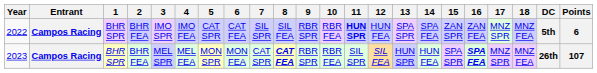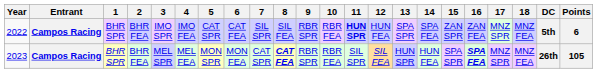(576, 56) 107 -> (576, 56) 105
